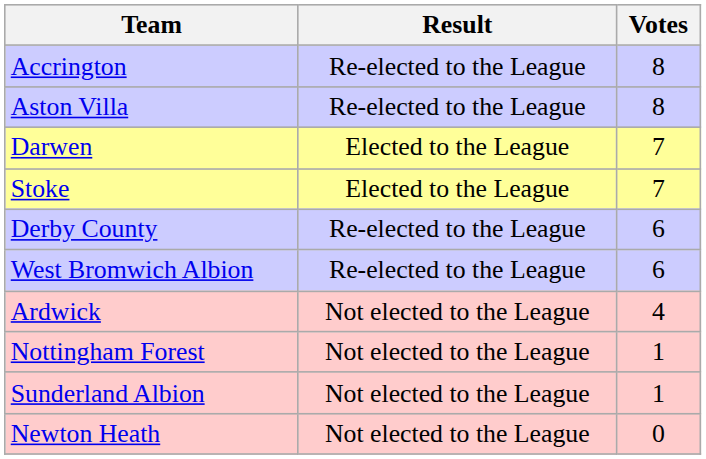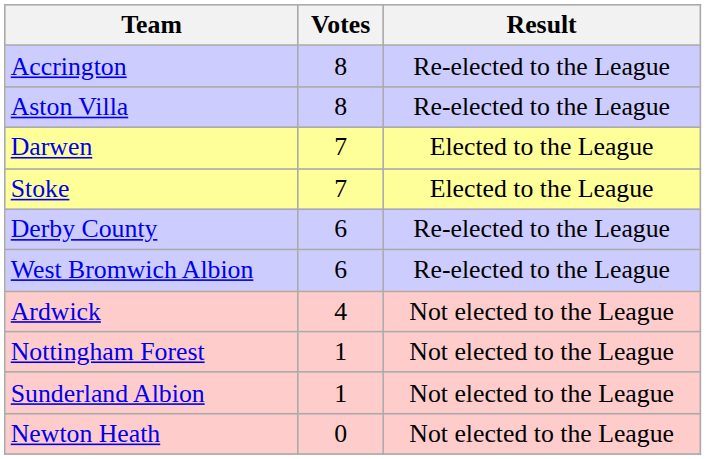columns swapped: (658, 24) <-> (457, 24)
